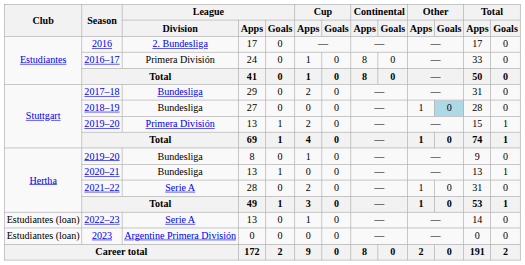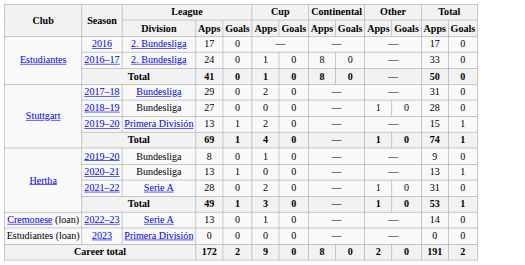(180, 60) Primera División -> (159, 60) 2. Bundesliga
(449, 108) lightblue background -> (407, 108) no background
(43, 220) Estudiantes (loan) -> (43, 220) Cremonese (loan)
(180, 236) Argentine Primera División -> (159, 236) Primera División
